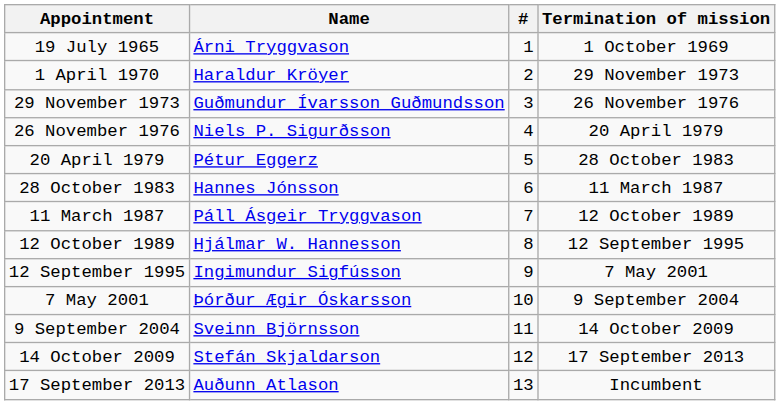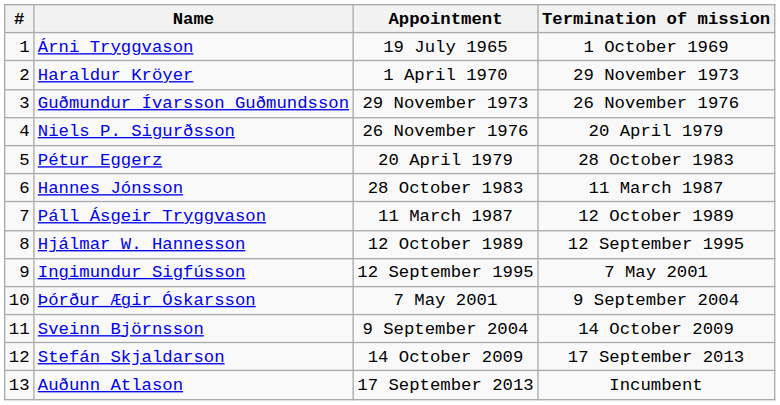columns swapped: (523, 19) <-> (97, 19)
